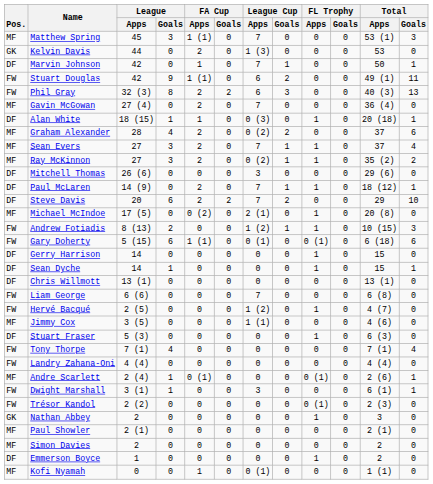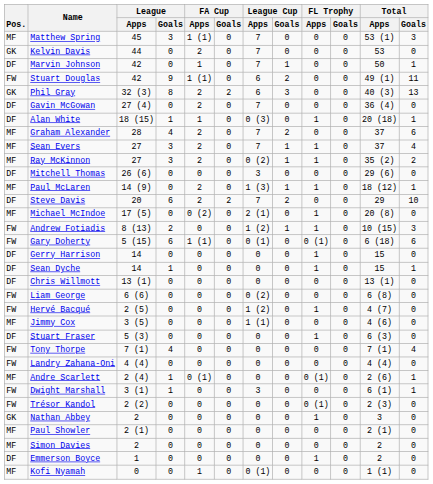(258, 52) 1 (3) -> (258, 52) 7
(11, 92) FW -> (11, 92) GK
(11, 106) MF -> (11, 106) DF
(258, 133) 0 (2) -> (258, 133) 7
(11, 187) DF -> (11, 187) MF
(258, 187) 7 -> (258, 187) 1 (3)
(258, 296) 7 -> (258, 296) 0 (2)
